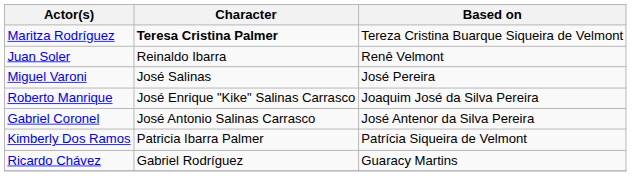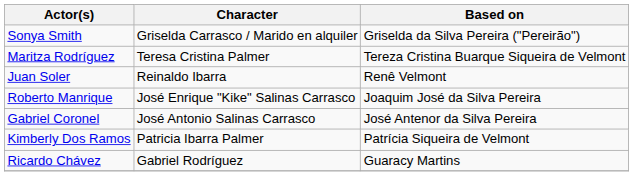+ row: (45, 35)
(207, 35) bold -> (203, 56) normal
- row: (47, 77)
